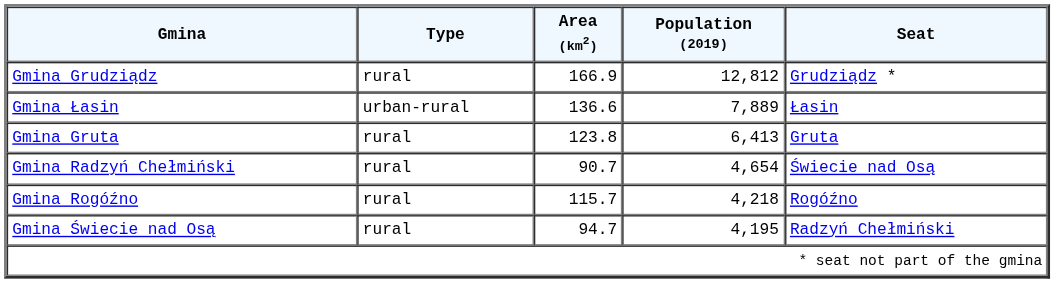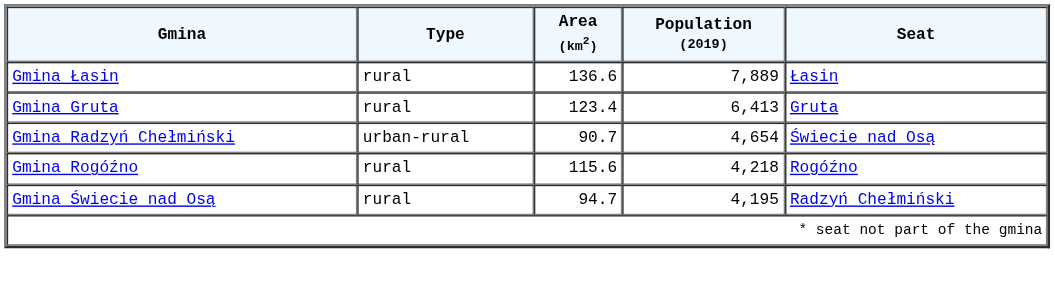- row: (85, 78)
(416, 108) urban-rural -> (387, 78) rural
(593, 138) 123.8 -> (593, 108) 123.4
(387, 169) rural -> (416, 138) urban-rural
(593, 199) 115.7 -> (593, 169) 115.6
